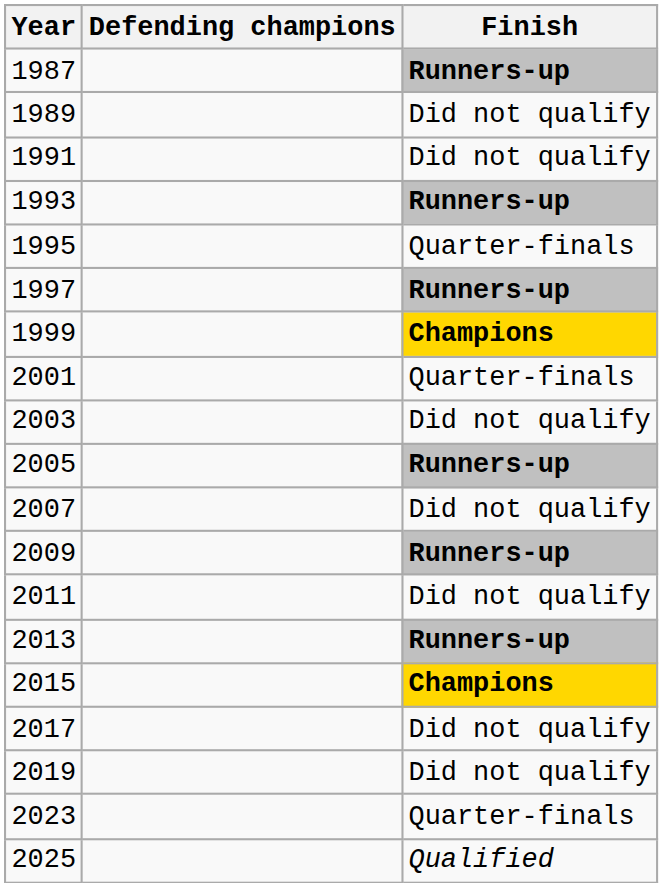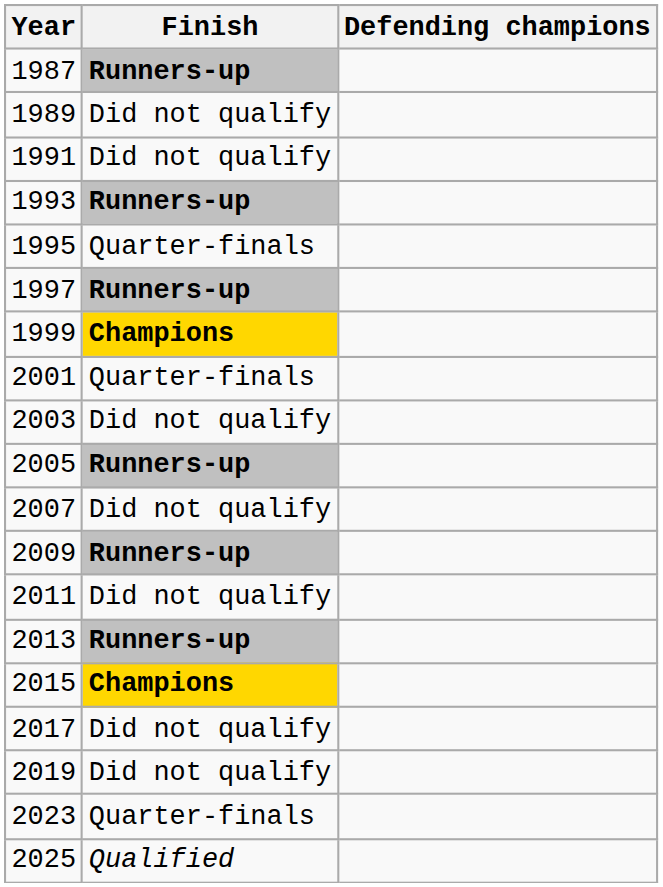columns swapped: (242, 27) <-> (530, 27)
